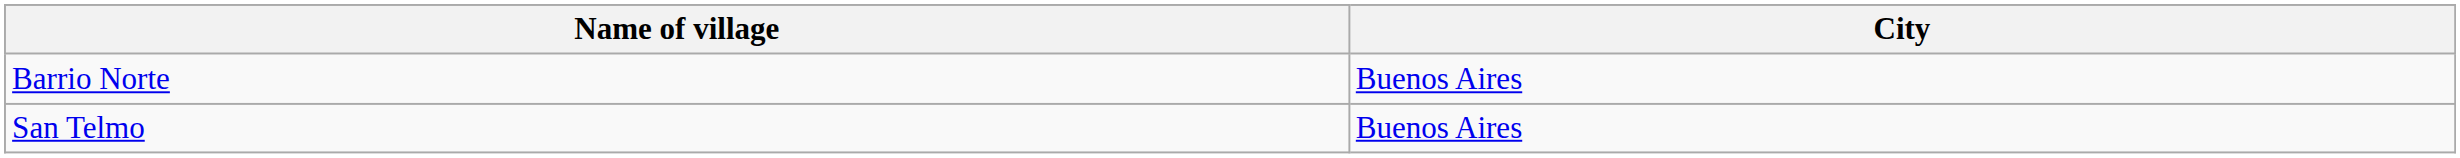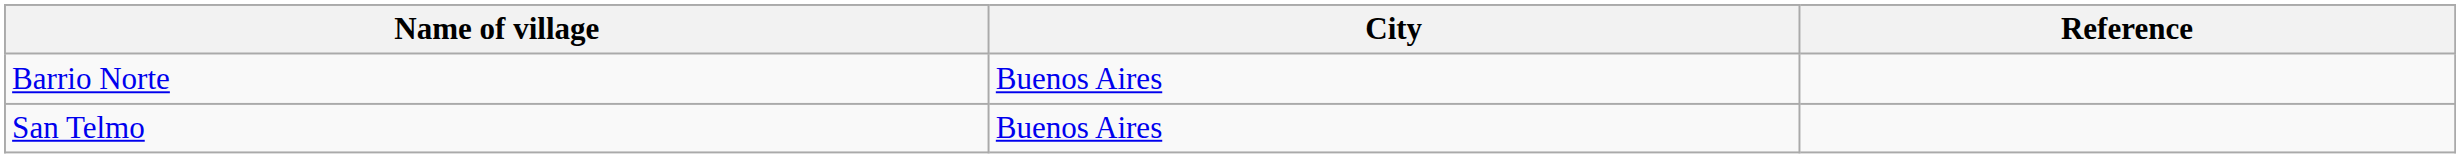+ column: (2127, 29)
